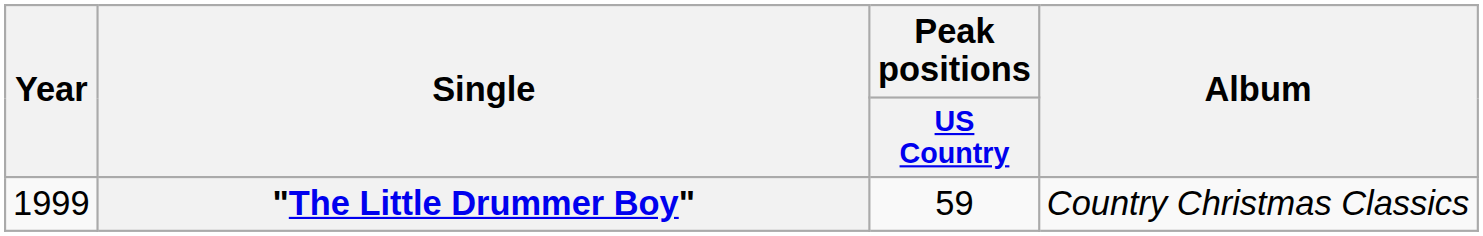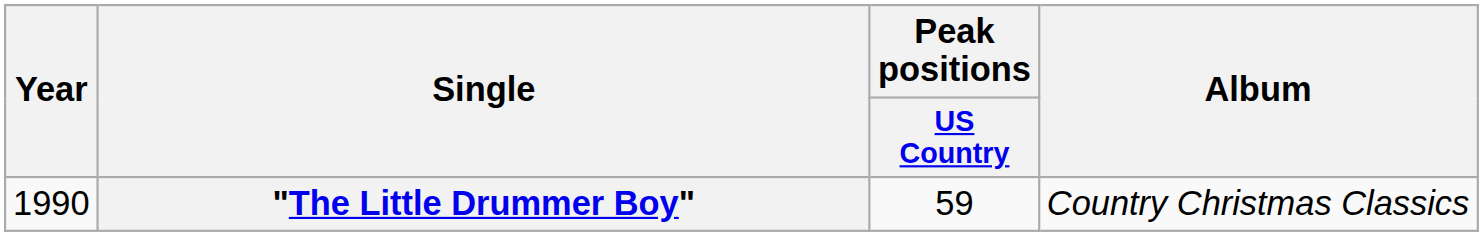(51, 203) 1999 -> (51, 203) 1990
